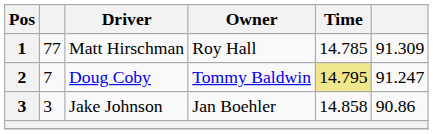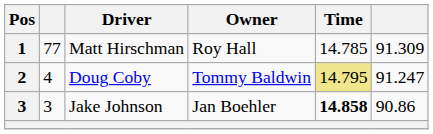(48, 77) 7 -> (48, 77) 4
(343, 106) normal -> (343, 106) bold
